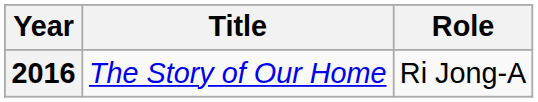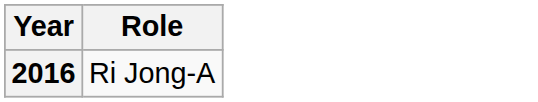- column: (238, 27)
